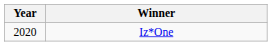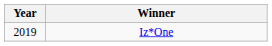(25, 31) 2020 -> (25, 31) 2019
